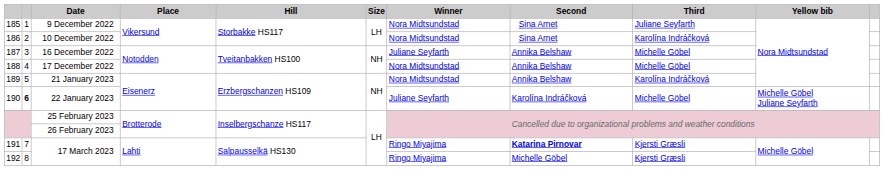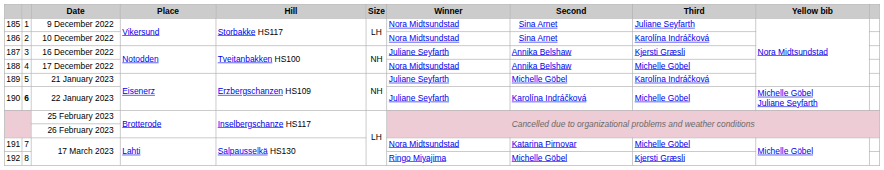(662, 52) Michelle Göbel -> (660, 52) Kjersti Græsli
(424, 79) Nora Midtsundstad -> (419, 79) Juliane Seyfarth
(542, 79) Annika Belshaw -> (539, 79) Michelle Göbel
(418, 144) Ringo Miyajima -> (424, 144) Nora Midtsundstad
(547, 144) bold -> (544, 144) normal
(660, 144) Kjersti Græsli -> (662, 144) Michelle Göbel
